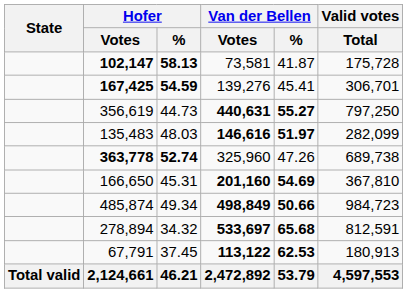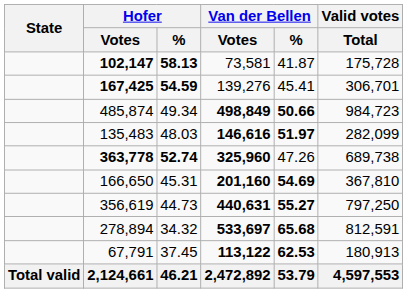rows swapped: (127, 205) <-> (127, 110)
(244, 157) normal -> (244, 157) bold
